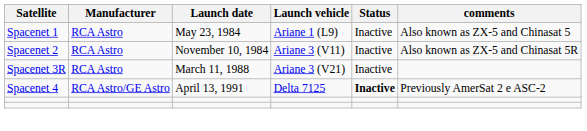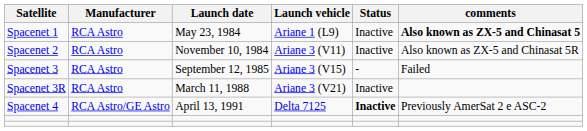(485, 32) normal -> (490, 32) bold
+ row: (33, 69)
